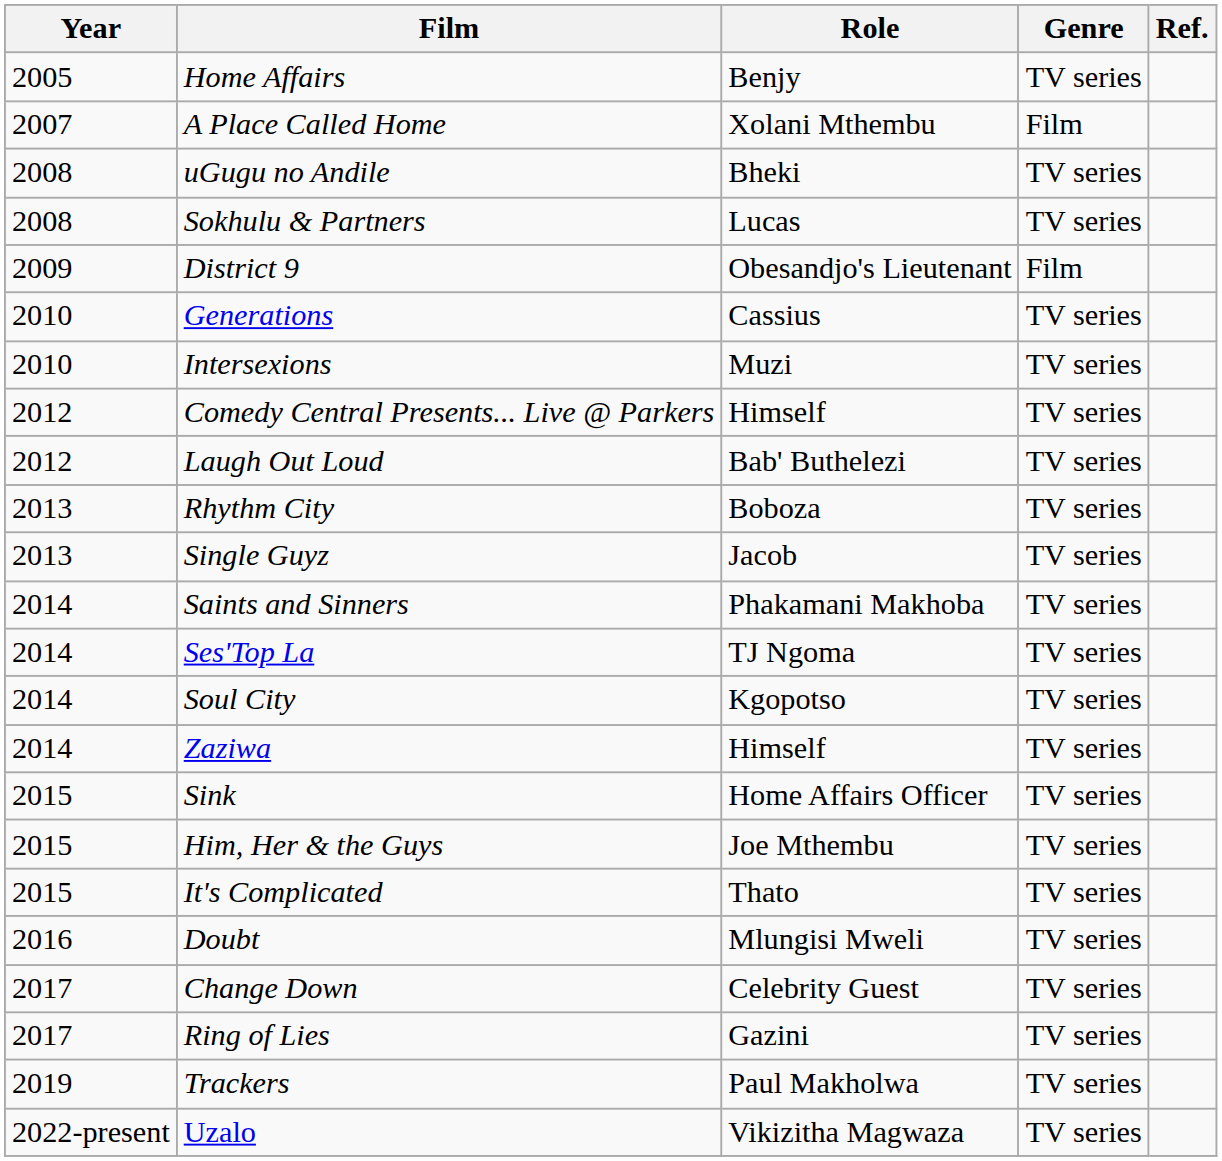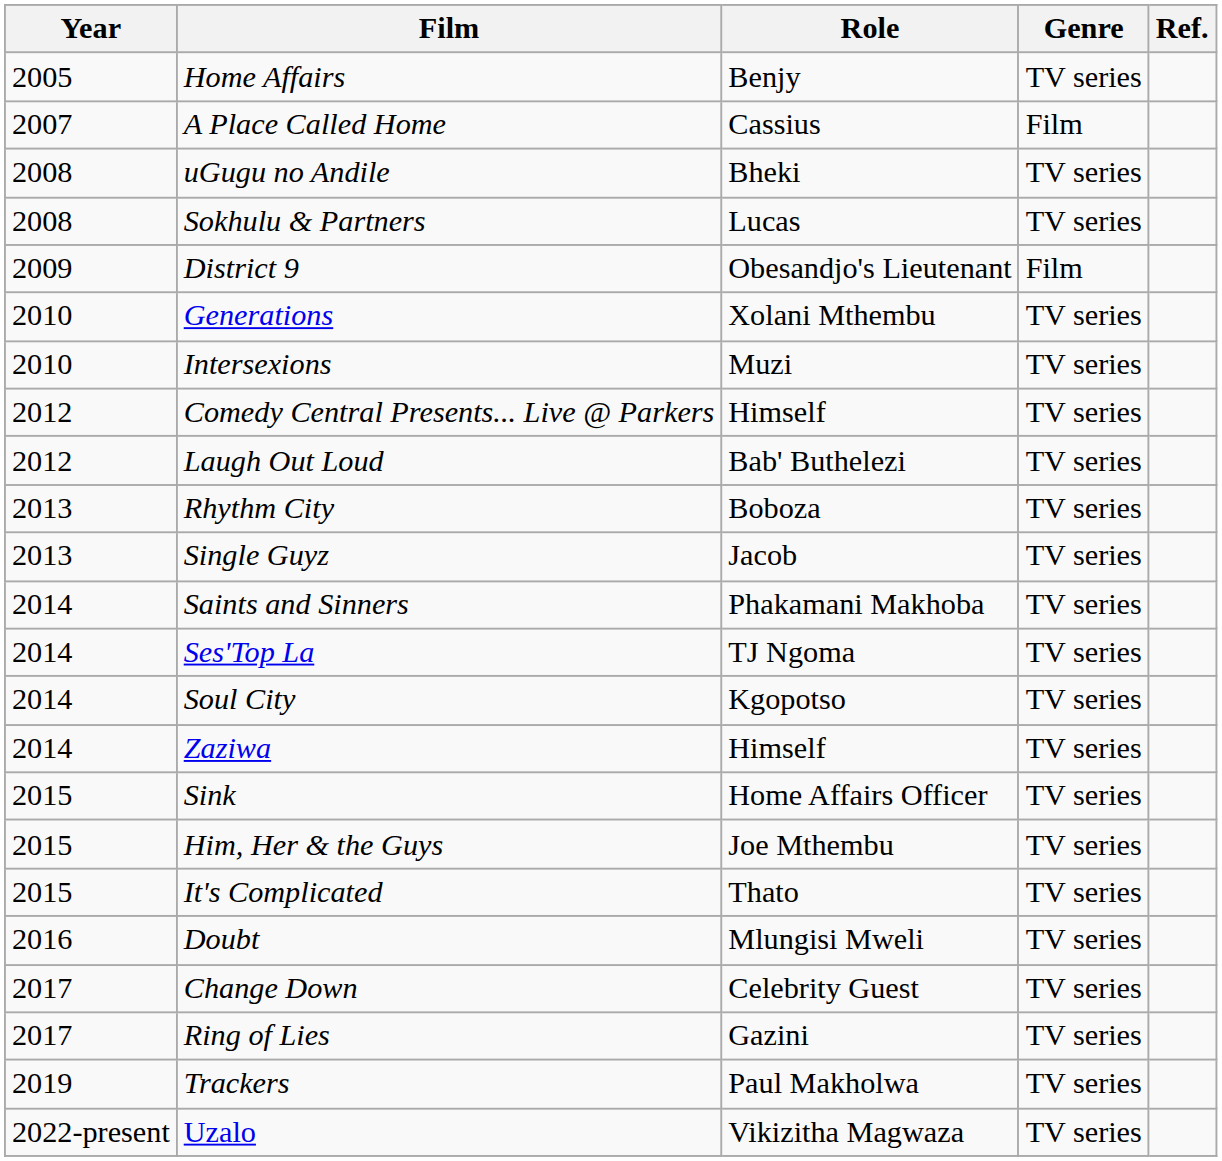(832, 124) Xolani Mthembu -> (774, 124) Cassius
(774, 316) Cassius -> (832, 316) Xolani Mthembu
